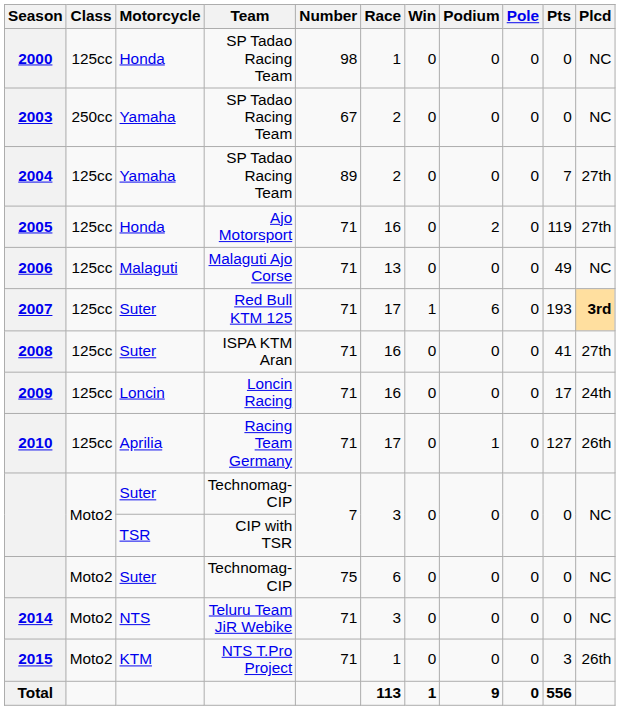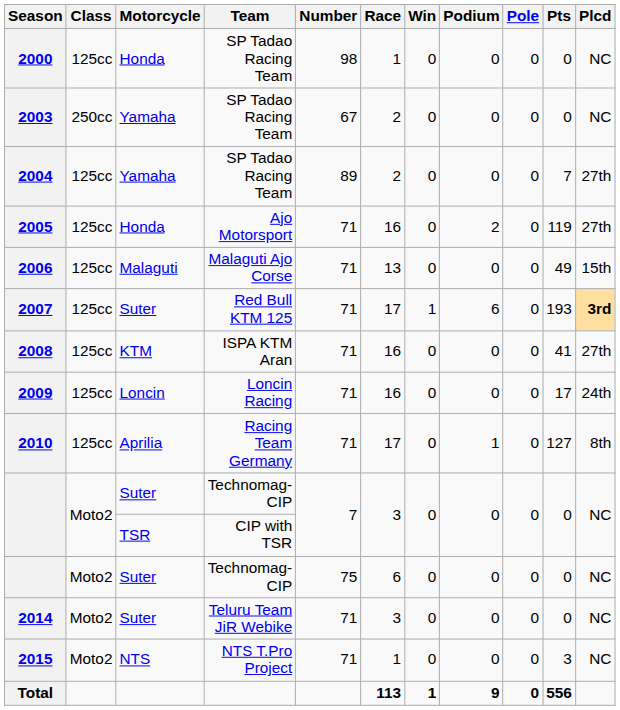(600, 268) NC -> (596, 268) 15th
(138, 351) Suter -> (136, 351) KTM
(596, 443) 26th -> (601, 443) 8th
(135, 618) NTS -> (138, 618) Suter
(136, 660) KTM -> (135, 660) NTS
(596, 660) 26th -> (600, 660) NC
